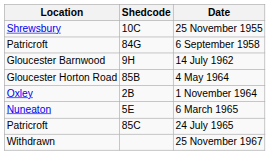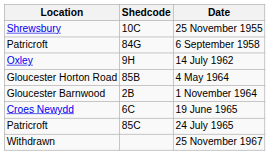(56, 61) Gloucester Barnwood -> (20, 61) Oxley
(20, 93) Oxley -> (56, 93) Gloucester Barnwood
- row: (207, 110)
+ row: (207, 110)
